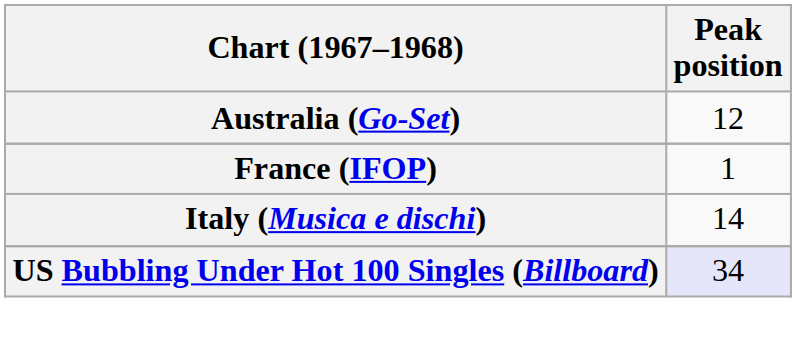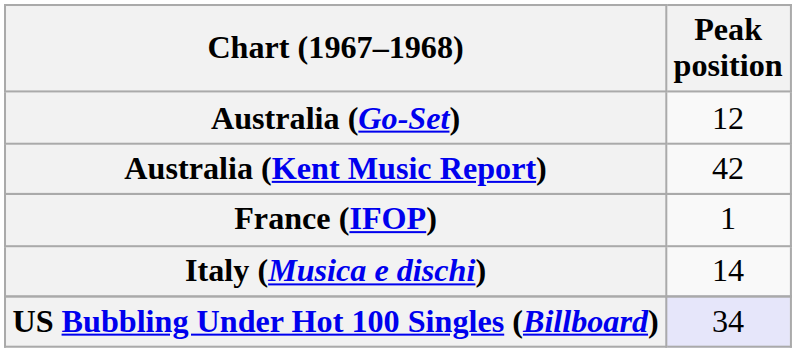+ row: (336, 168)
